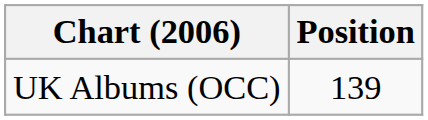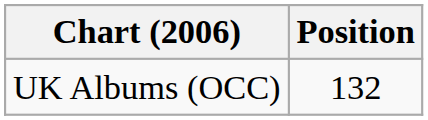(356, 86) 139 -> (356, 86) 132
